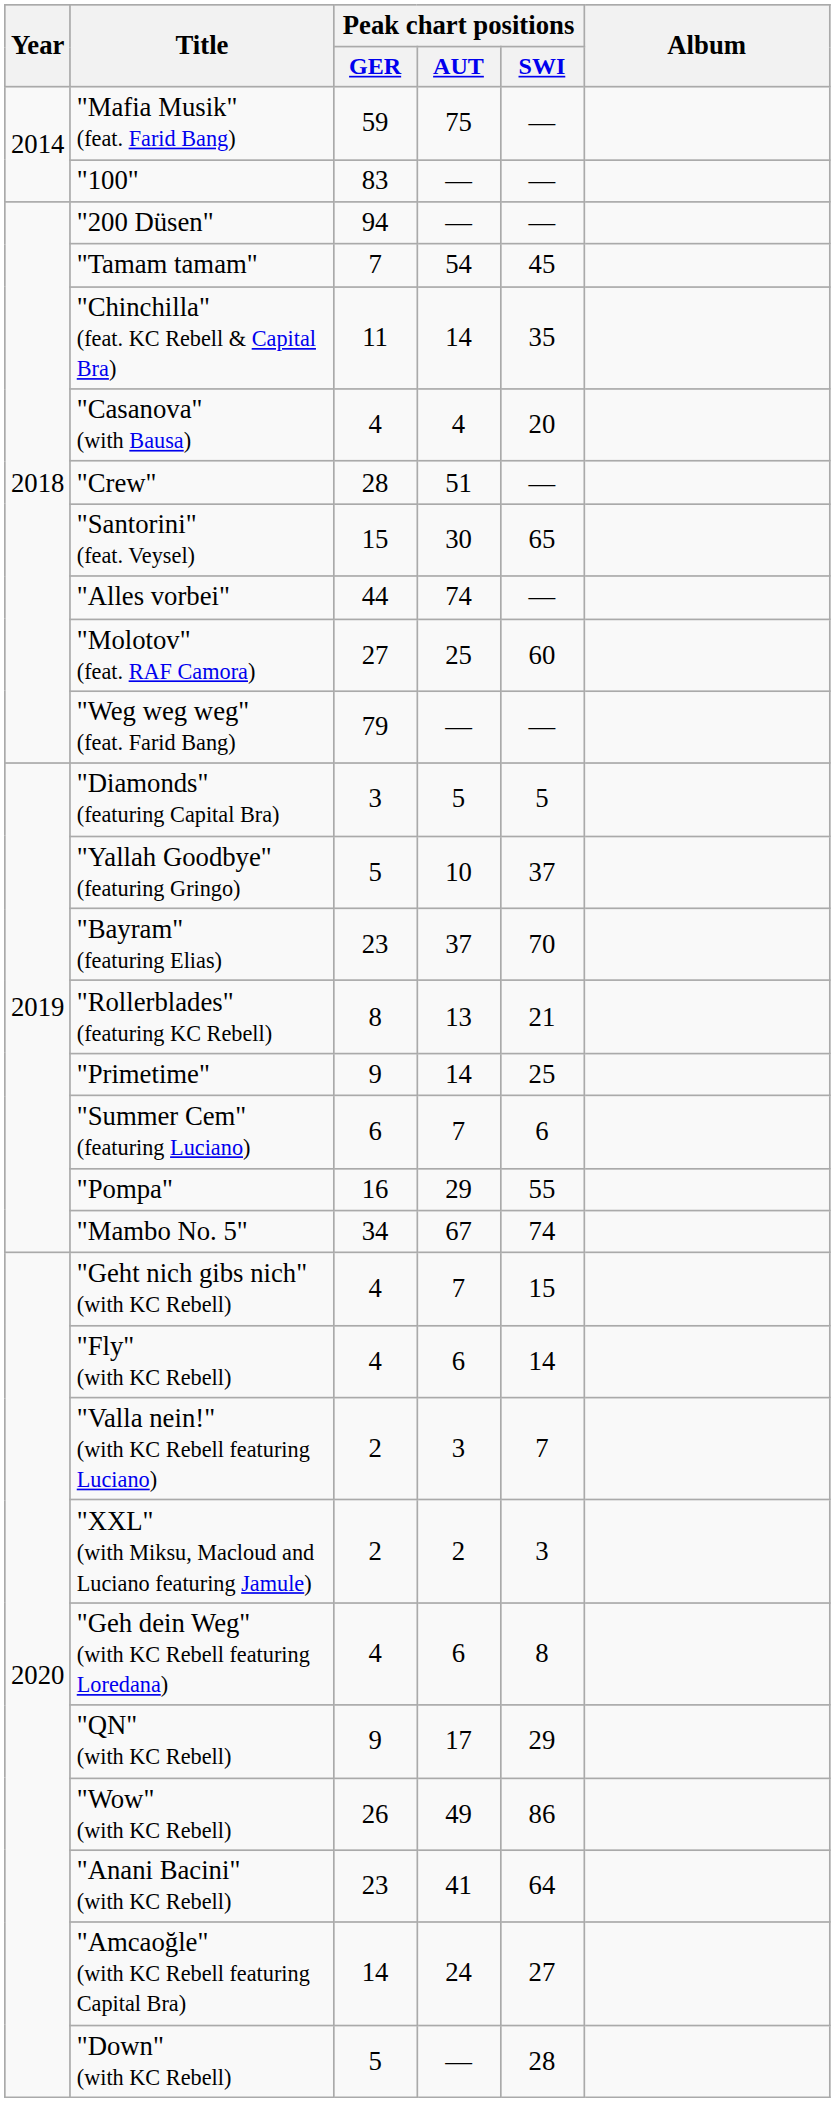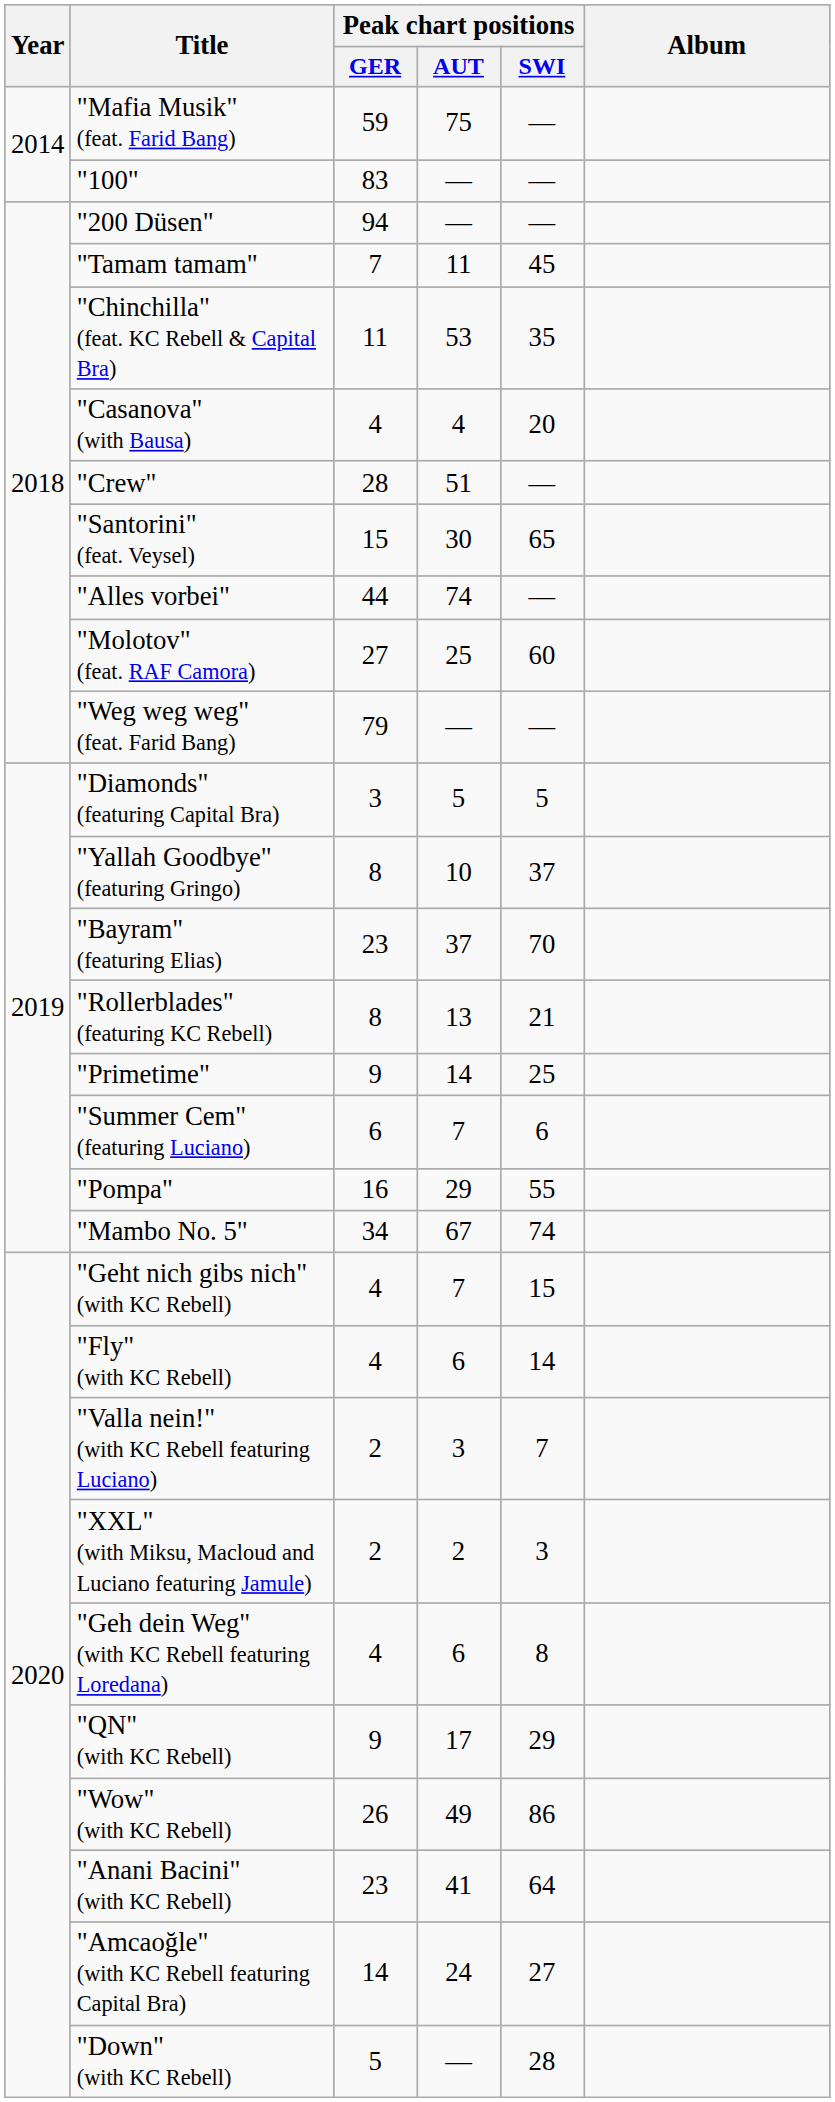(459, 264) 54 -> (459, 264) 11
(459, 337) 14 -> (459, 337) 53
(375, 871) 5 -> (375, 871) 8
